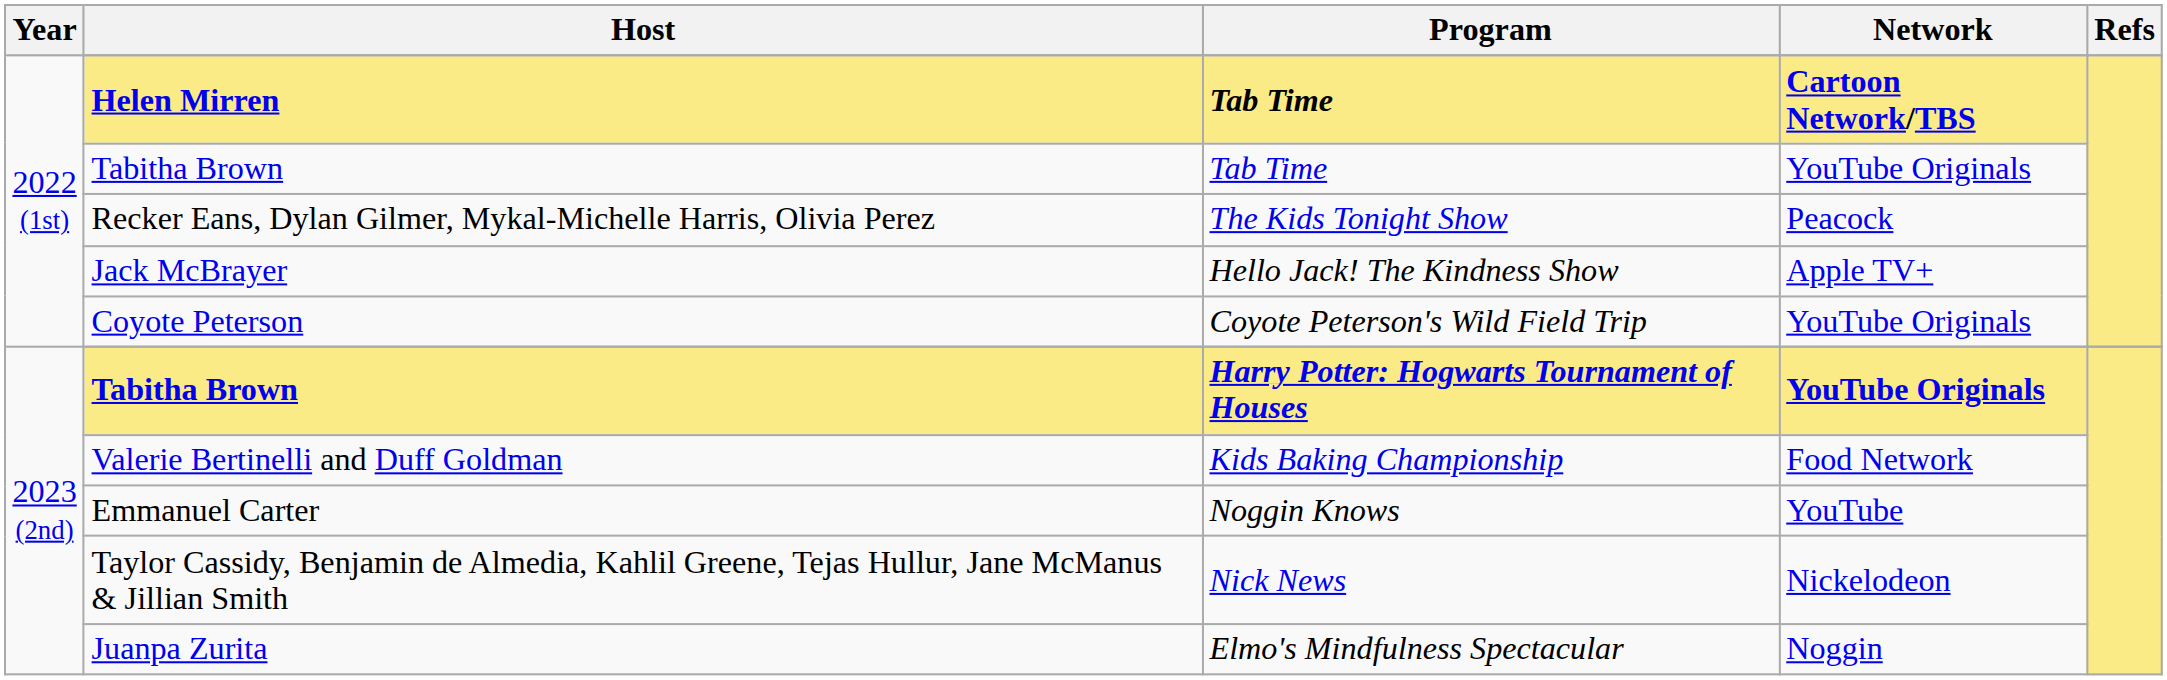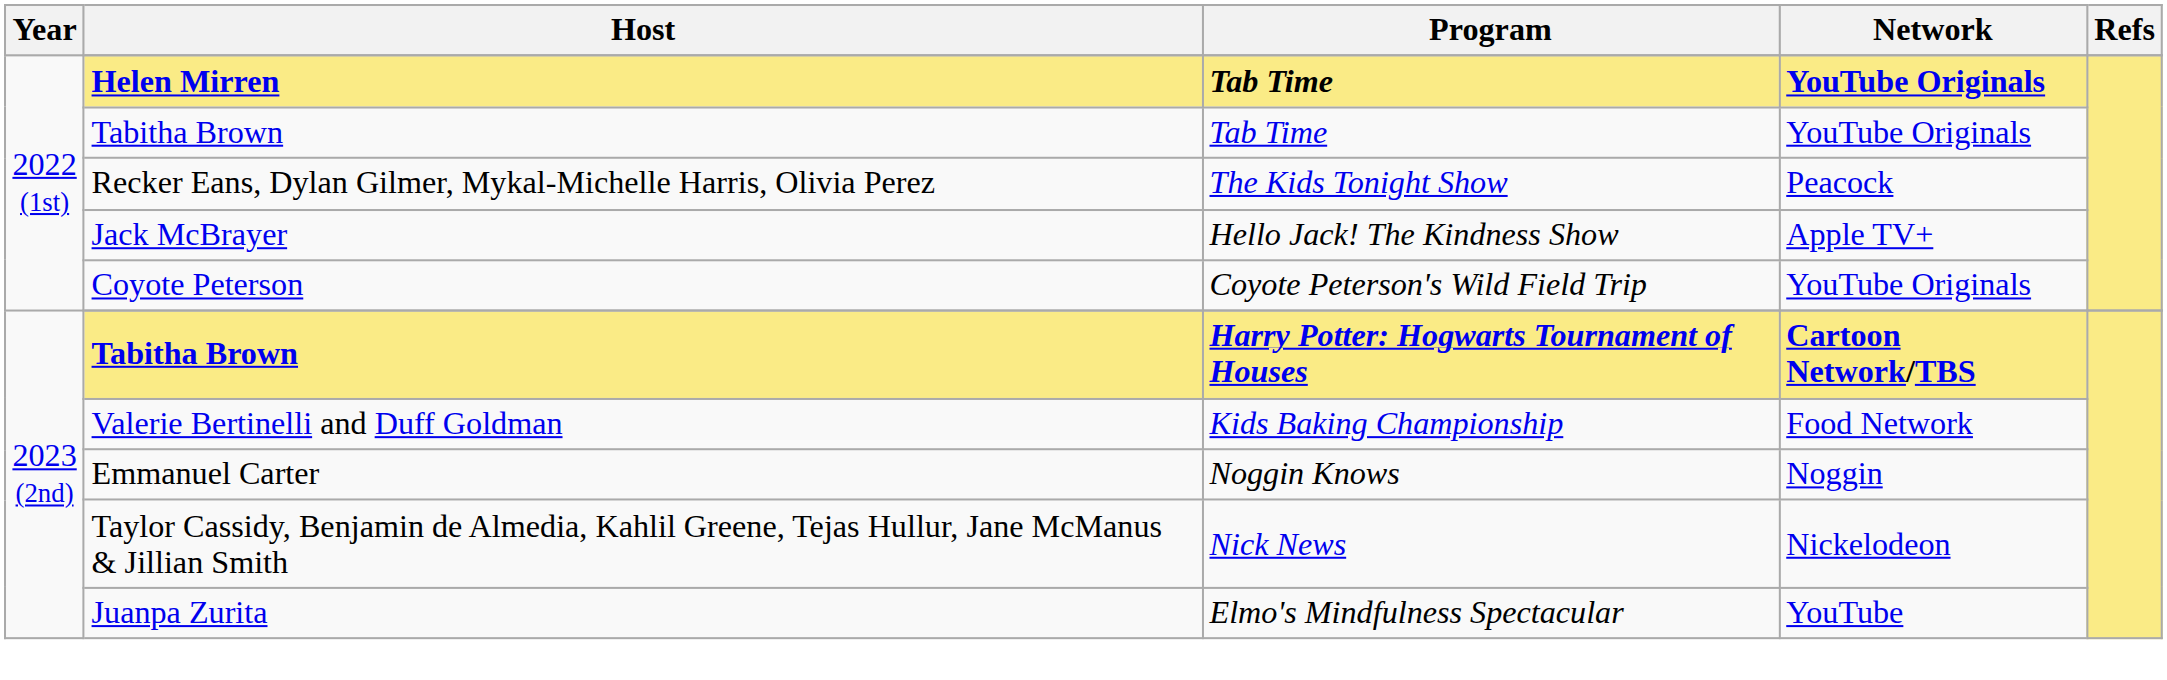(1881, 99) Cartoon Network/TBS -> (1916, 81) YouTube Originals
(1916, 390) YouTube Originals -> (1881, 354) Cartoon Network/TBS
(1845, 510) YouTube -> (1834, 474) Noggin
(1834, 648) Noggin -> (1845, 612) YouTube
